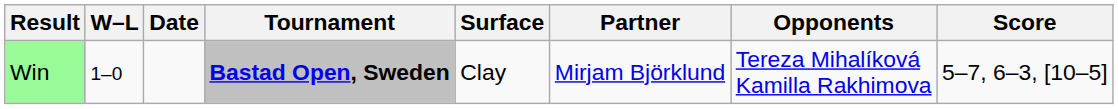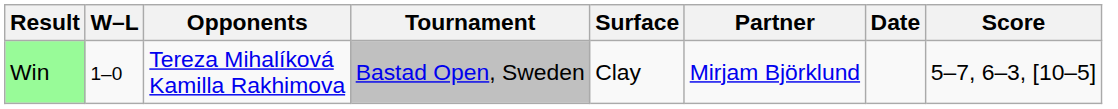columns swapped: (174, 22) <-> (834, 22)
(330, 71) bold -> (470, 71) normal
